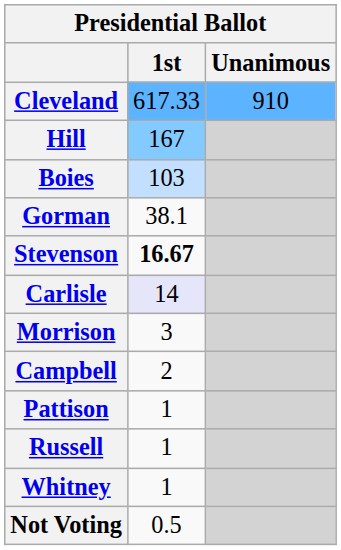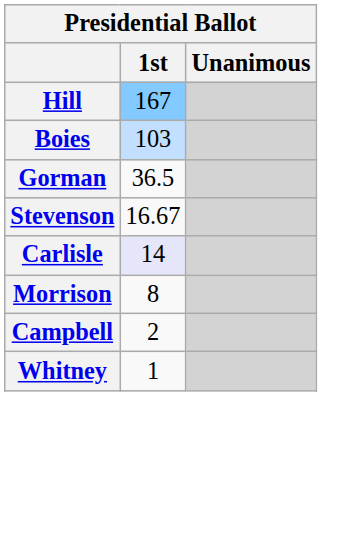- row: (66, 100)
(167, 216) 38.1 -> (153, 178) 36.5
(167, 255) bold -> (153, 216) normal
(167, 332) 3 -> (153, 293) 8
- row: (66, 409)
- row: (66, 448)
- row: (66, 525)
